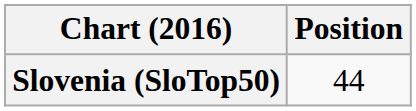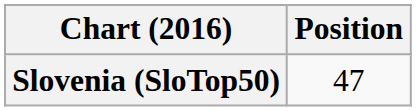(349, 79) 44 -> (349, 79) 47
